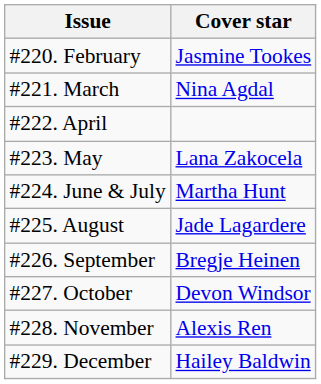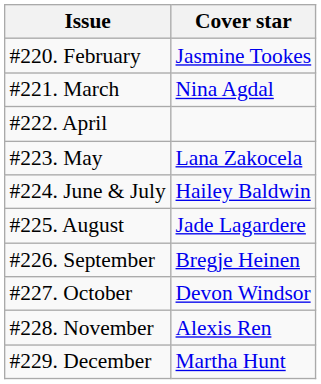(231, 191) Martha Hunt -> (243, 191) Hailey Baldwin
(243, 361) Hailey Baldwin -> (231, 361) Martha Hunt
